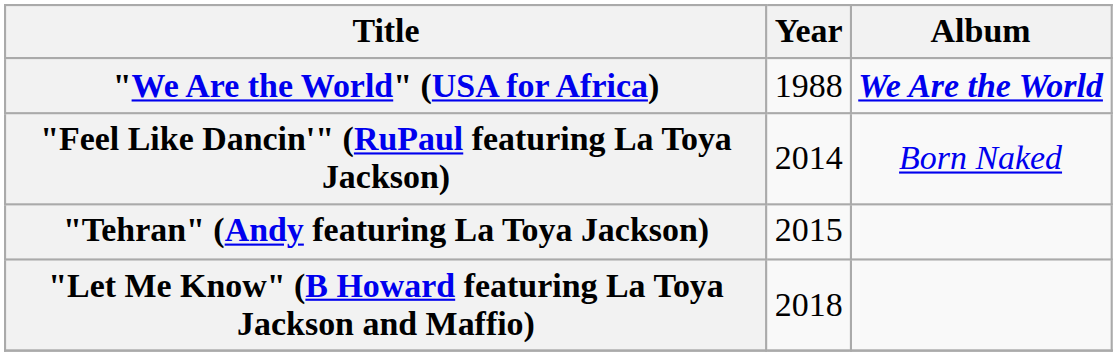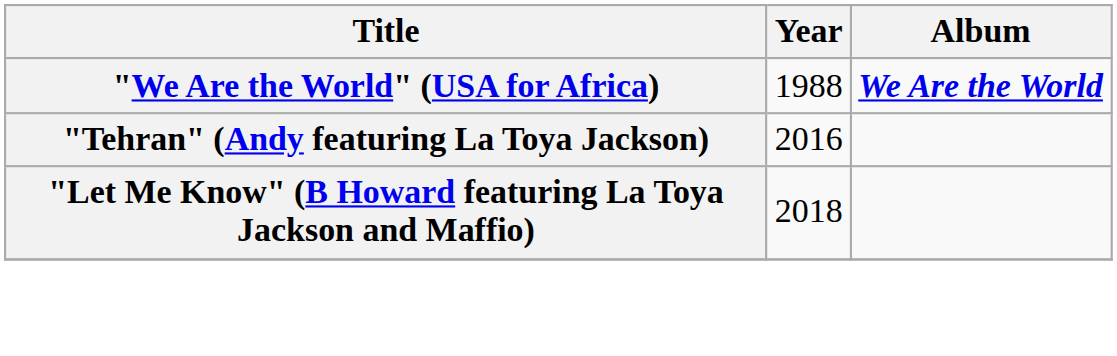- row: (386, 158)
(809, 230) 2015 -> (809, 138) 2016
